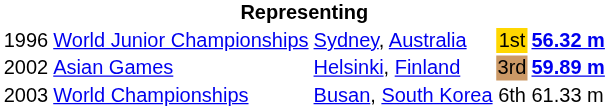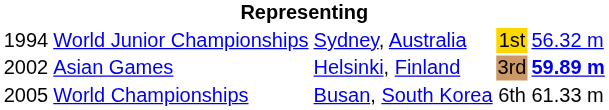(26, 40) 1996 -> (26, 40) 1994
(568, 40) bold -> (568, 40) normal
(26, 95) 2003 -> (26, 95) 2005
